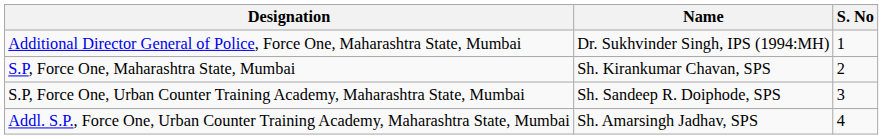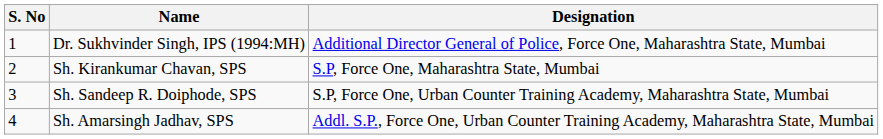columns swapped: (855, 17) <-> (289, 17)
